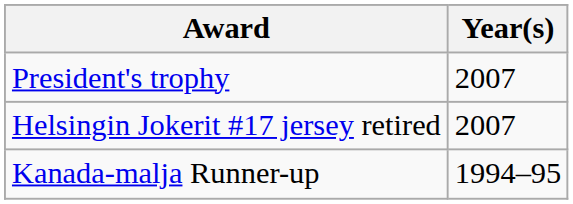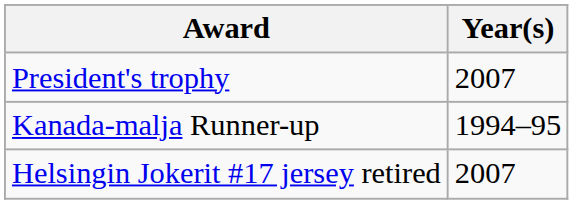rows swapped: (166, 173) <-> (226, 125)
